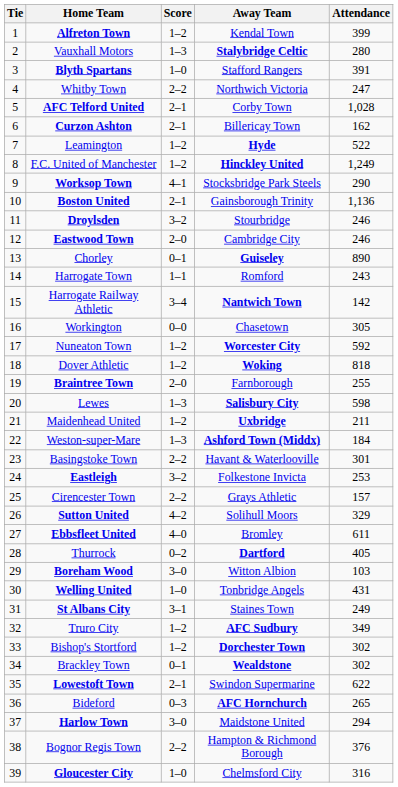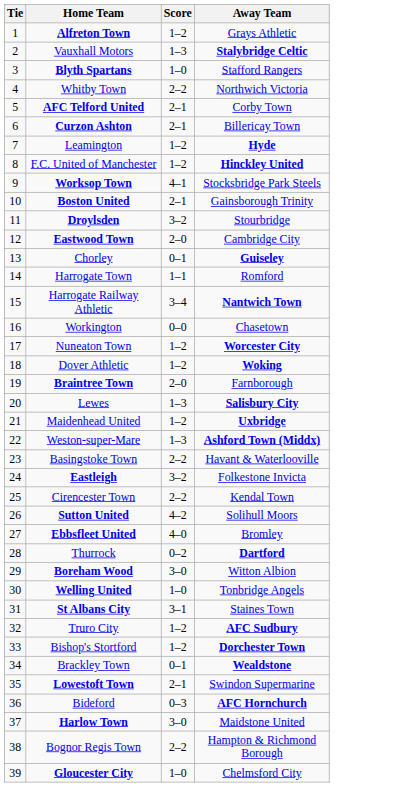- column: (361, 13)
(262, 32) Kendal Town -> (262, 32) Grays Athletic
(262, 496) Grays Athletic -> (262, 496) Kendal Town
